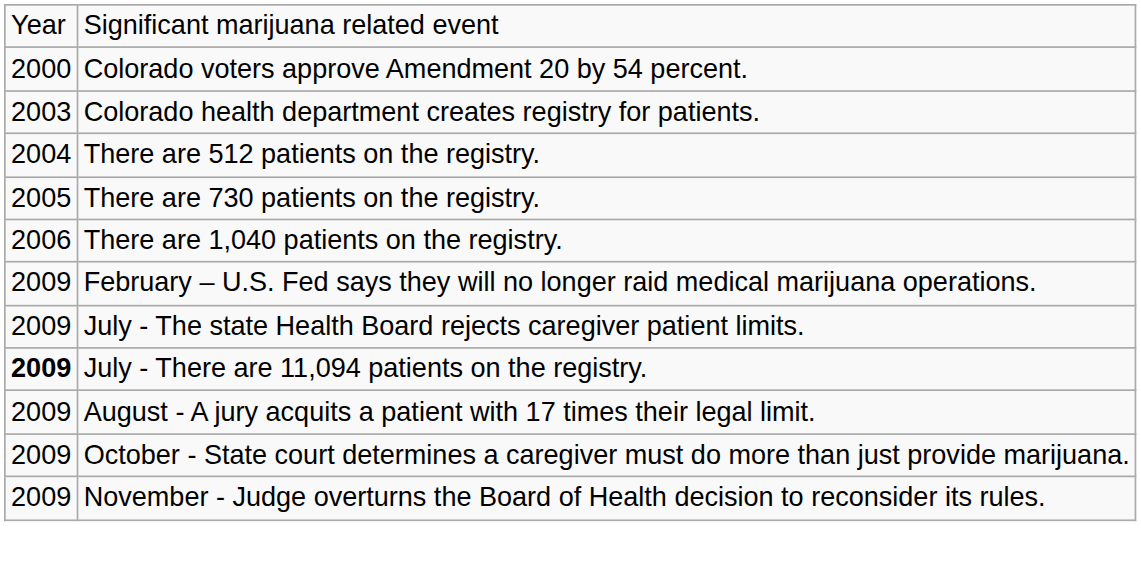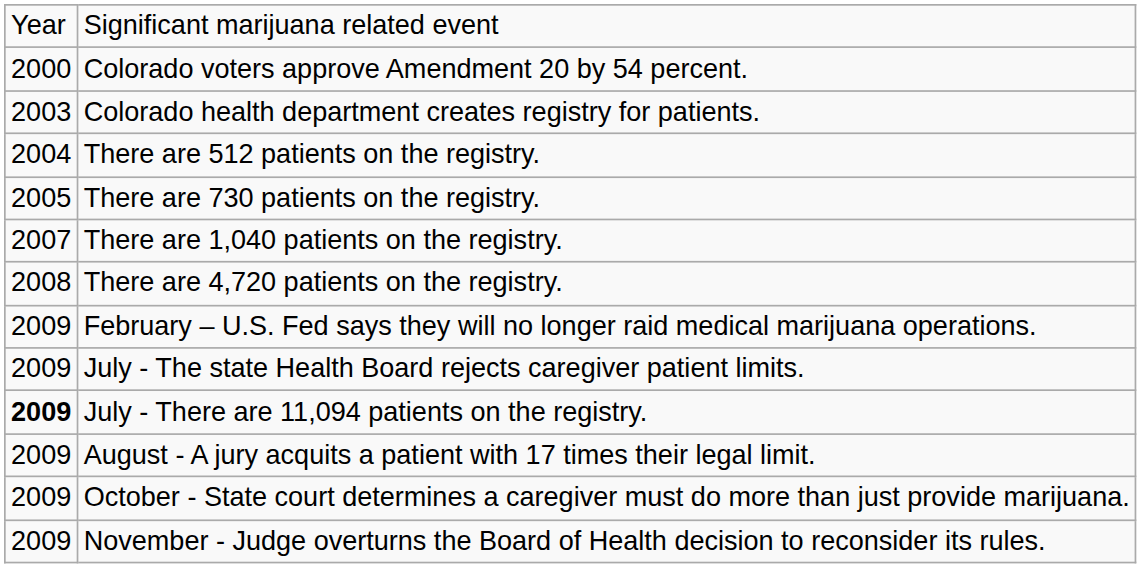(41, 240) 2006 -> (41, 240) 2007
+ row: (323, 283)
